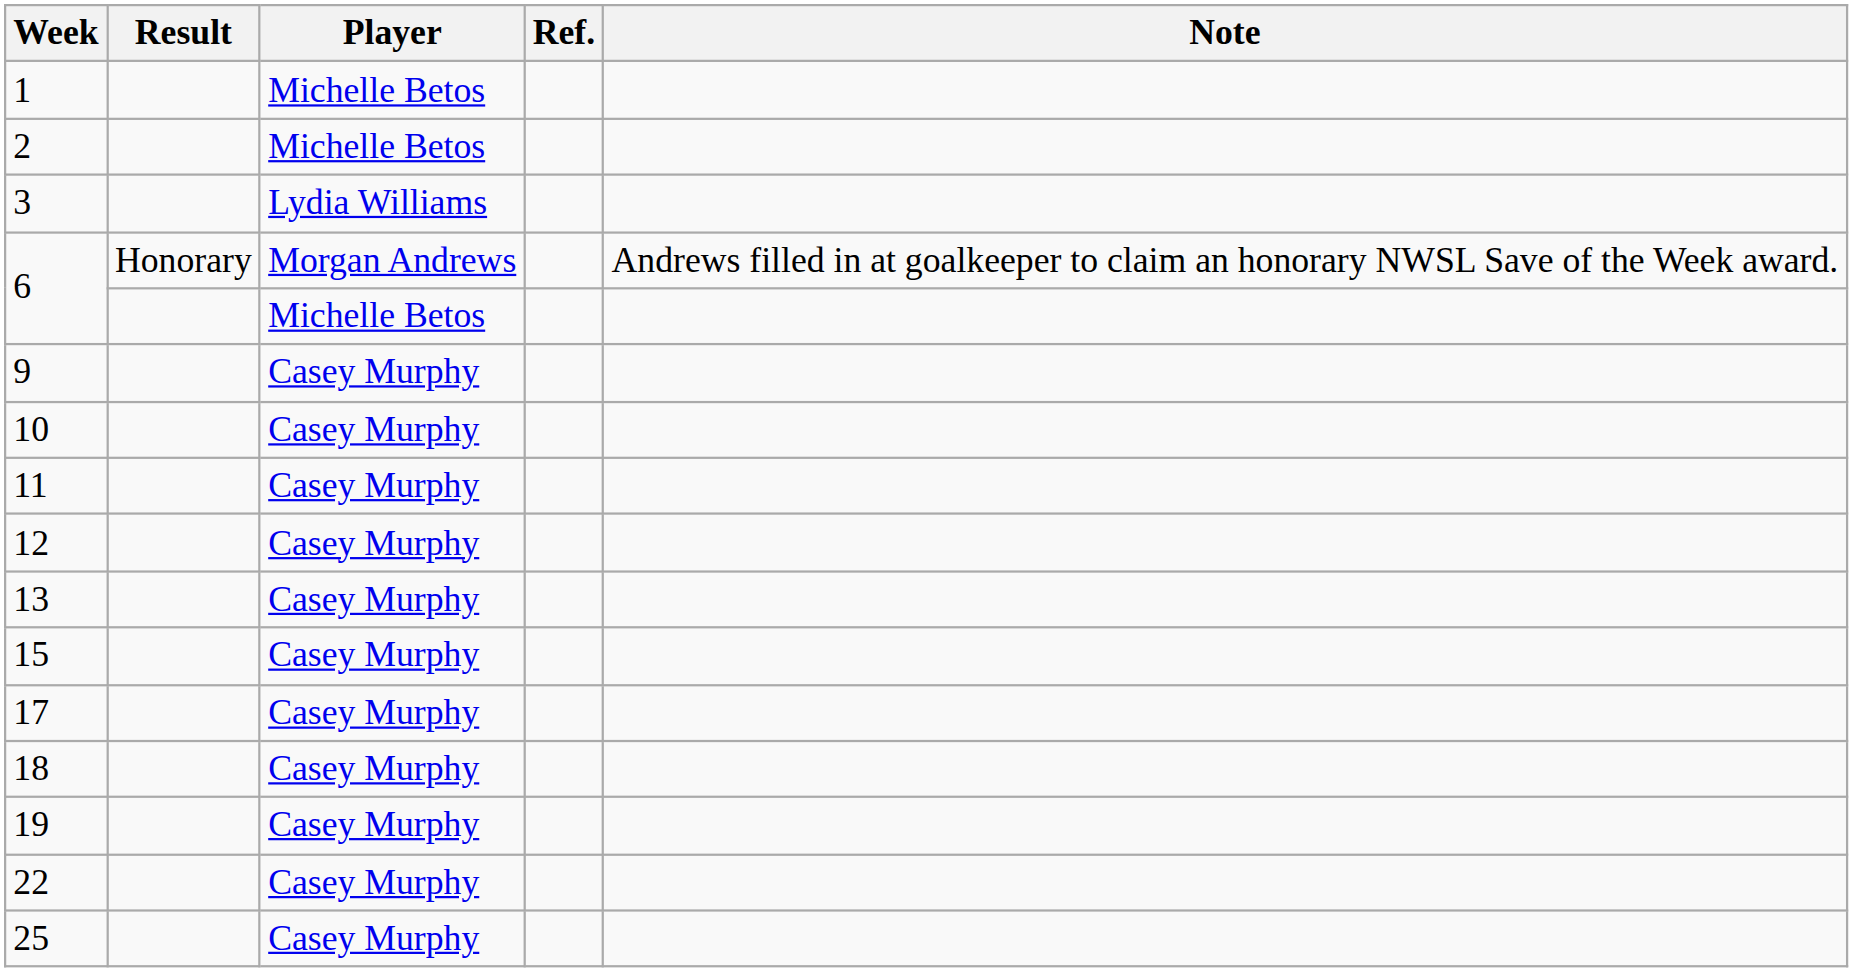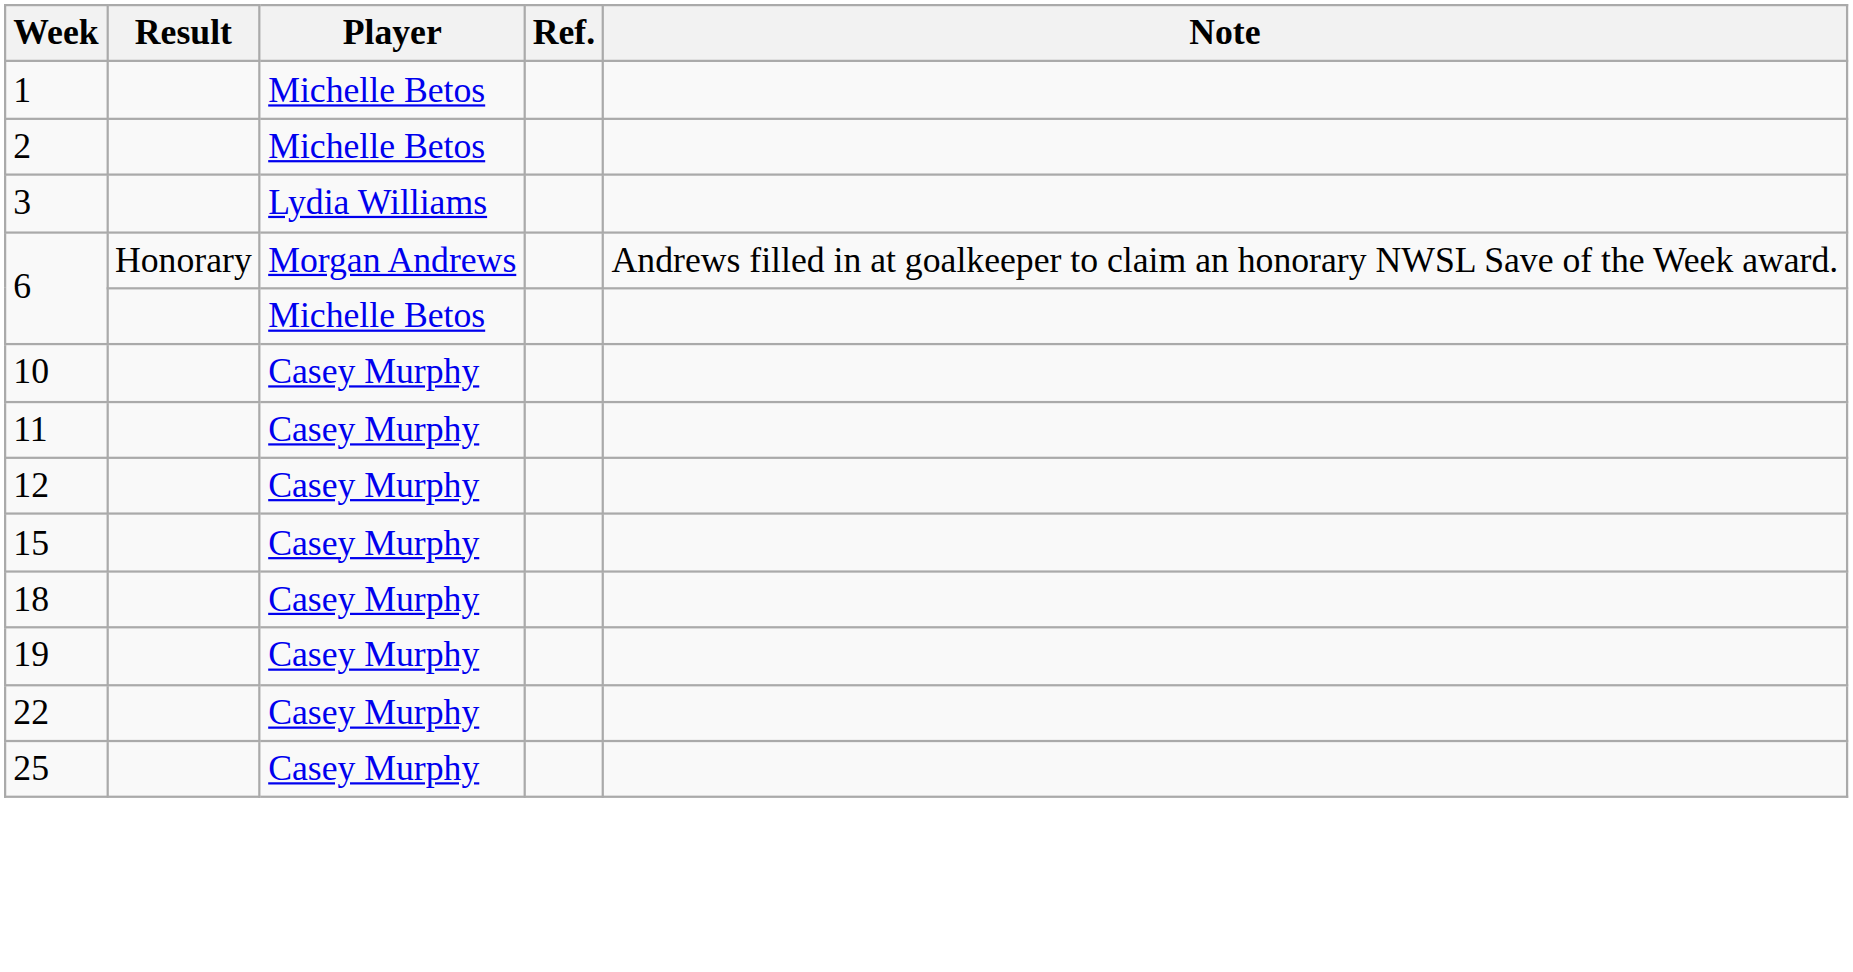- row: (22, 372)
- row: (31, 598)
- row: (31, 711)
